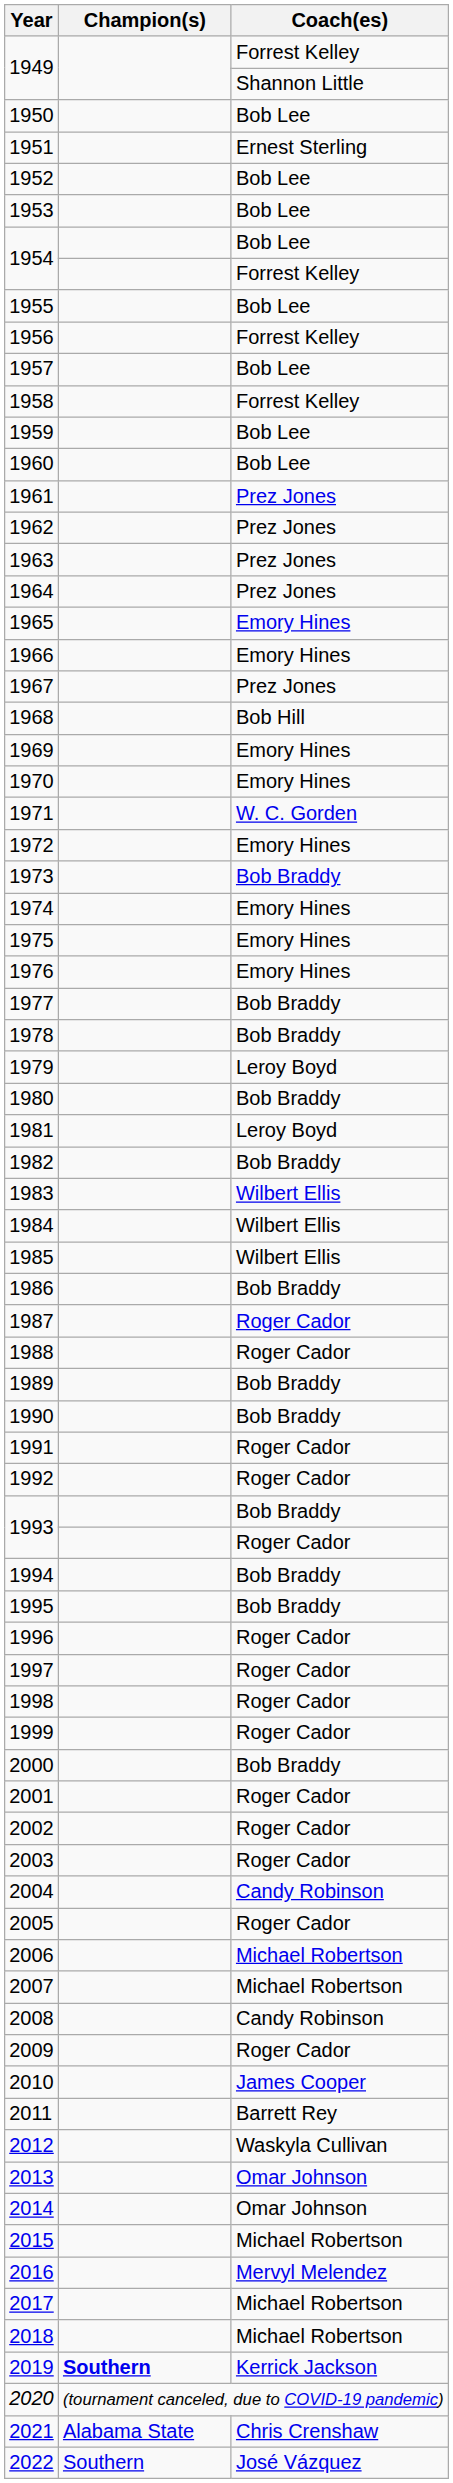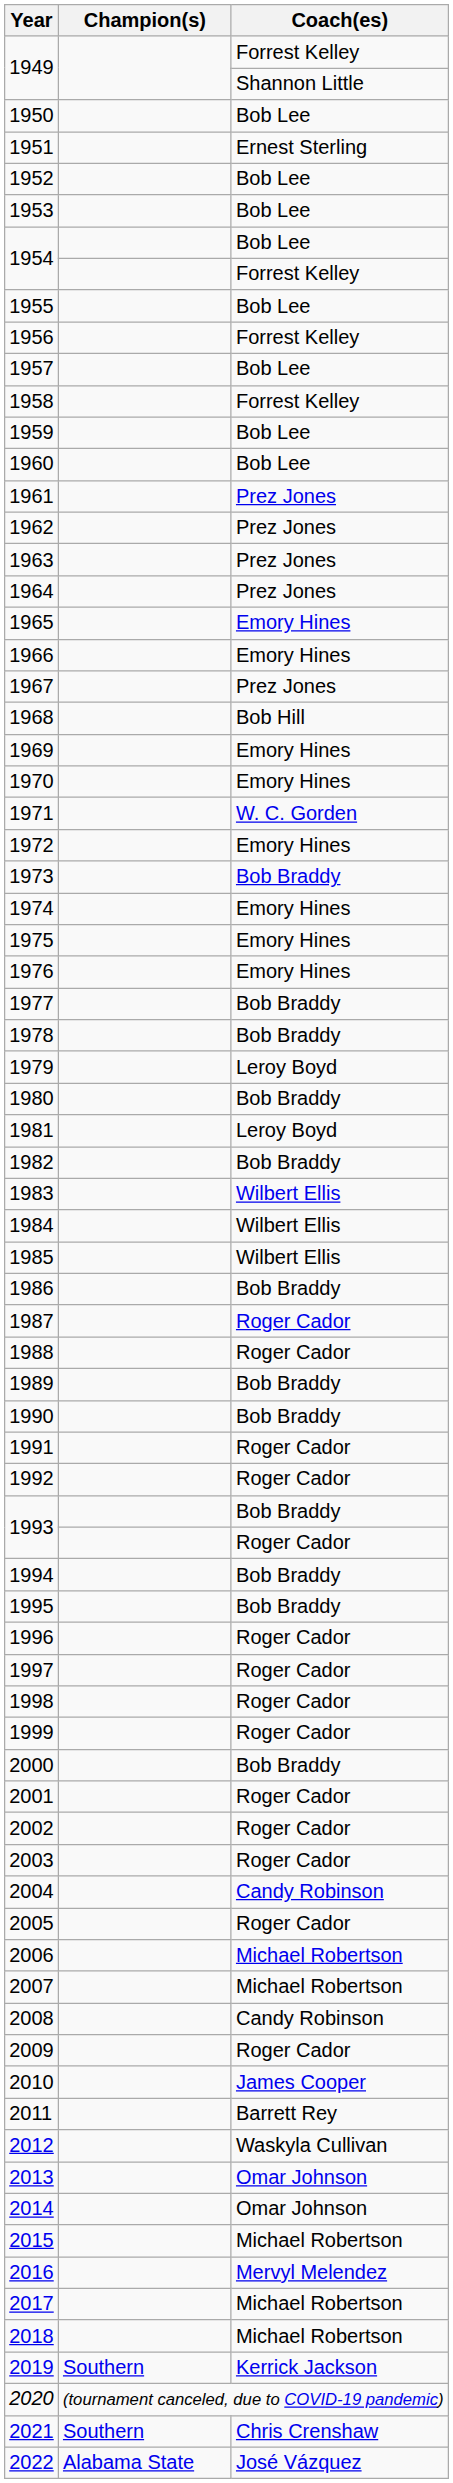(107, 2367) bold -> (104, 2367) normal
(129, 2430) Alabama State -> (104, 2430) Southern
(104, 2462) Southern -> (129, 2462) Alabama State
